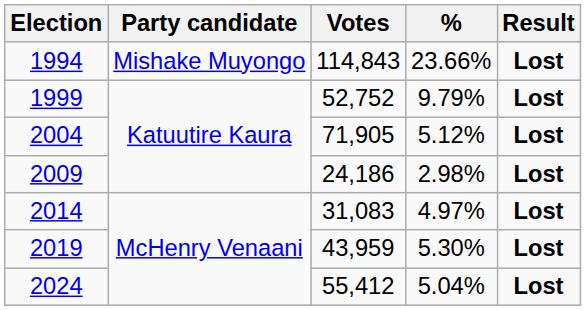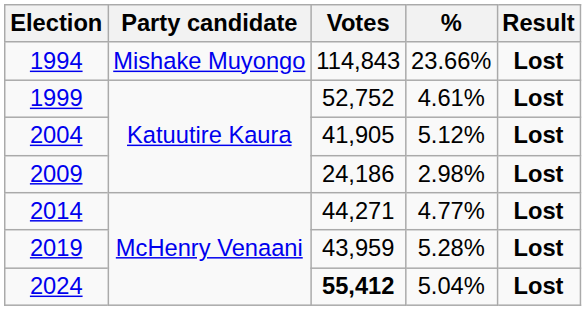(451, 98) 9.79% -> (451, 98) 4.61%
(358, 135) 71,905 -> (358, 135) 41,905
(358, 211) 31,083 -> (358, 211) 44,271
(451, 211) 4.97% -> (451, 211) 4.77%
(451, 248) 5.30% -> (451, 248) 5.28%
(358, 286) normal -> (358, 286) bold
